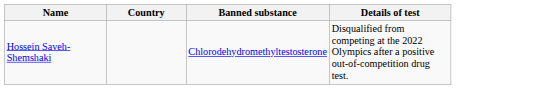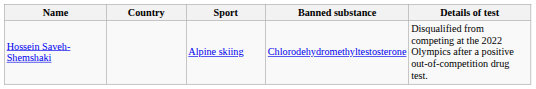+ column: (226, 12)
